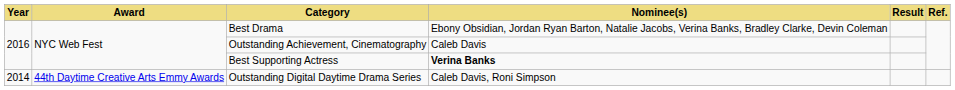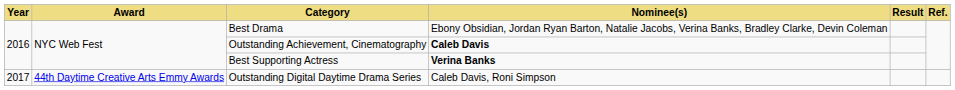(459, 45) normal -> (460, 45) bold
(18, 77) 2014 -> (18, 77) 2017
